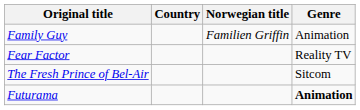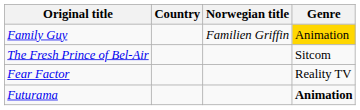(322, 34) no background -> (322, 34) gold background
rows swapped: (38, 54) <-> (78, 74)
